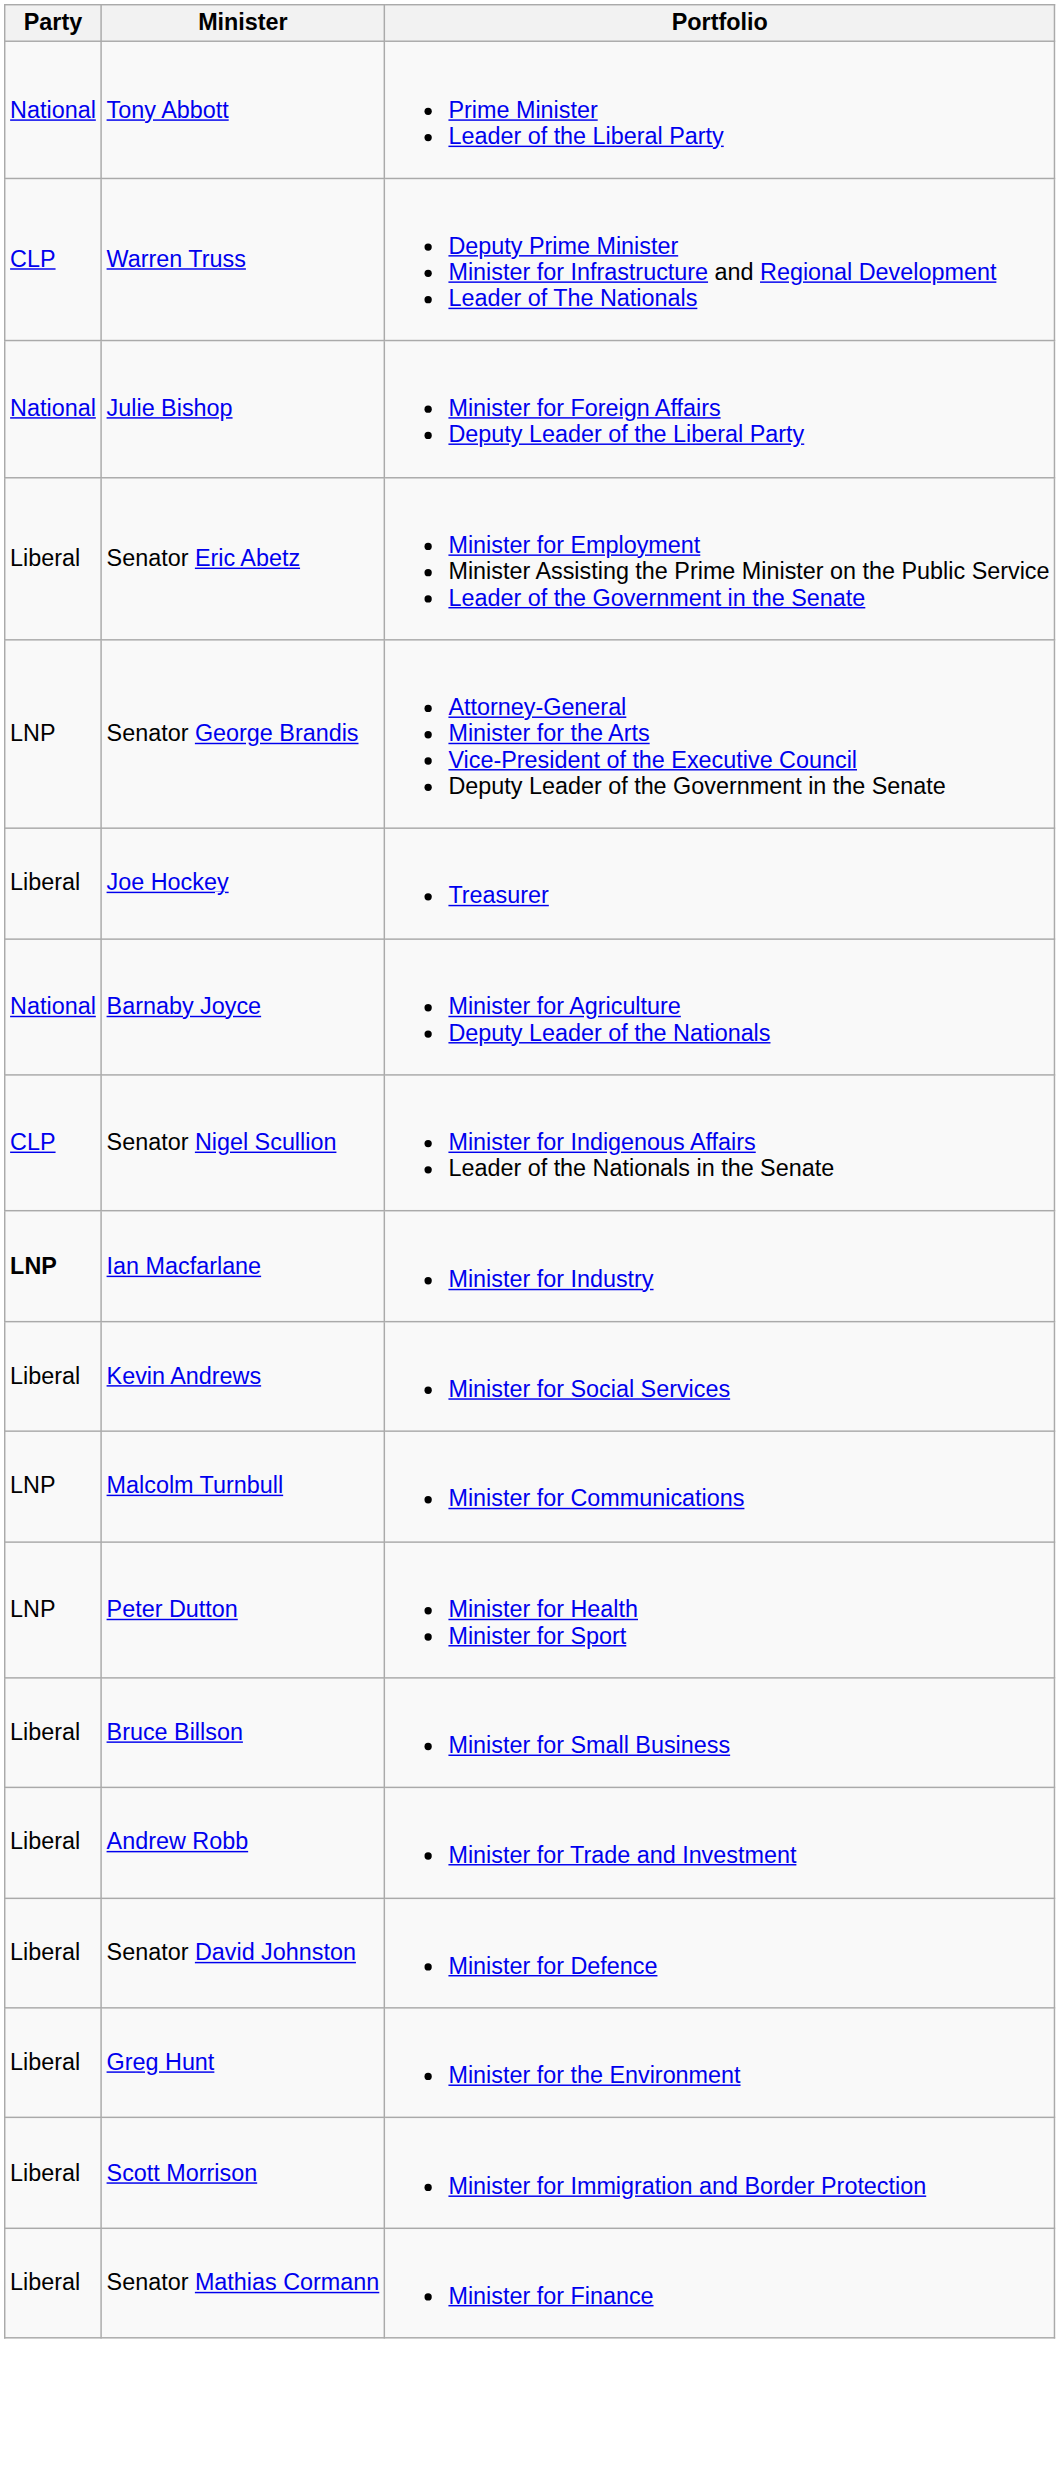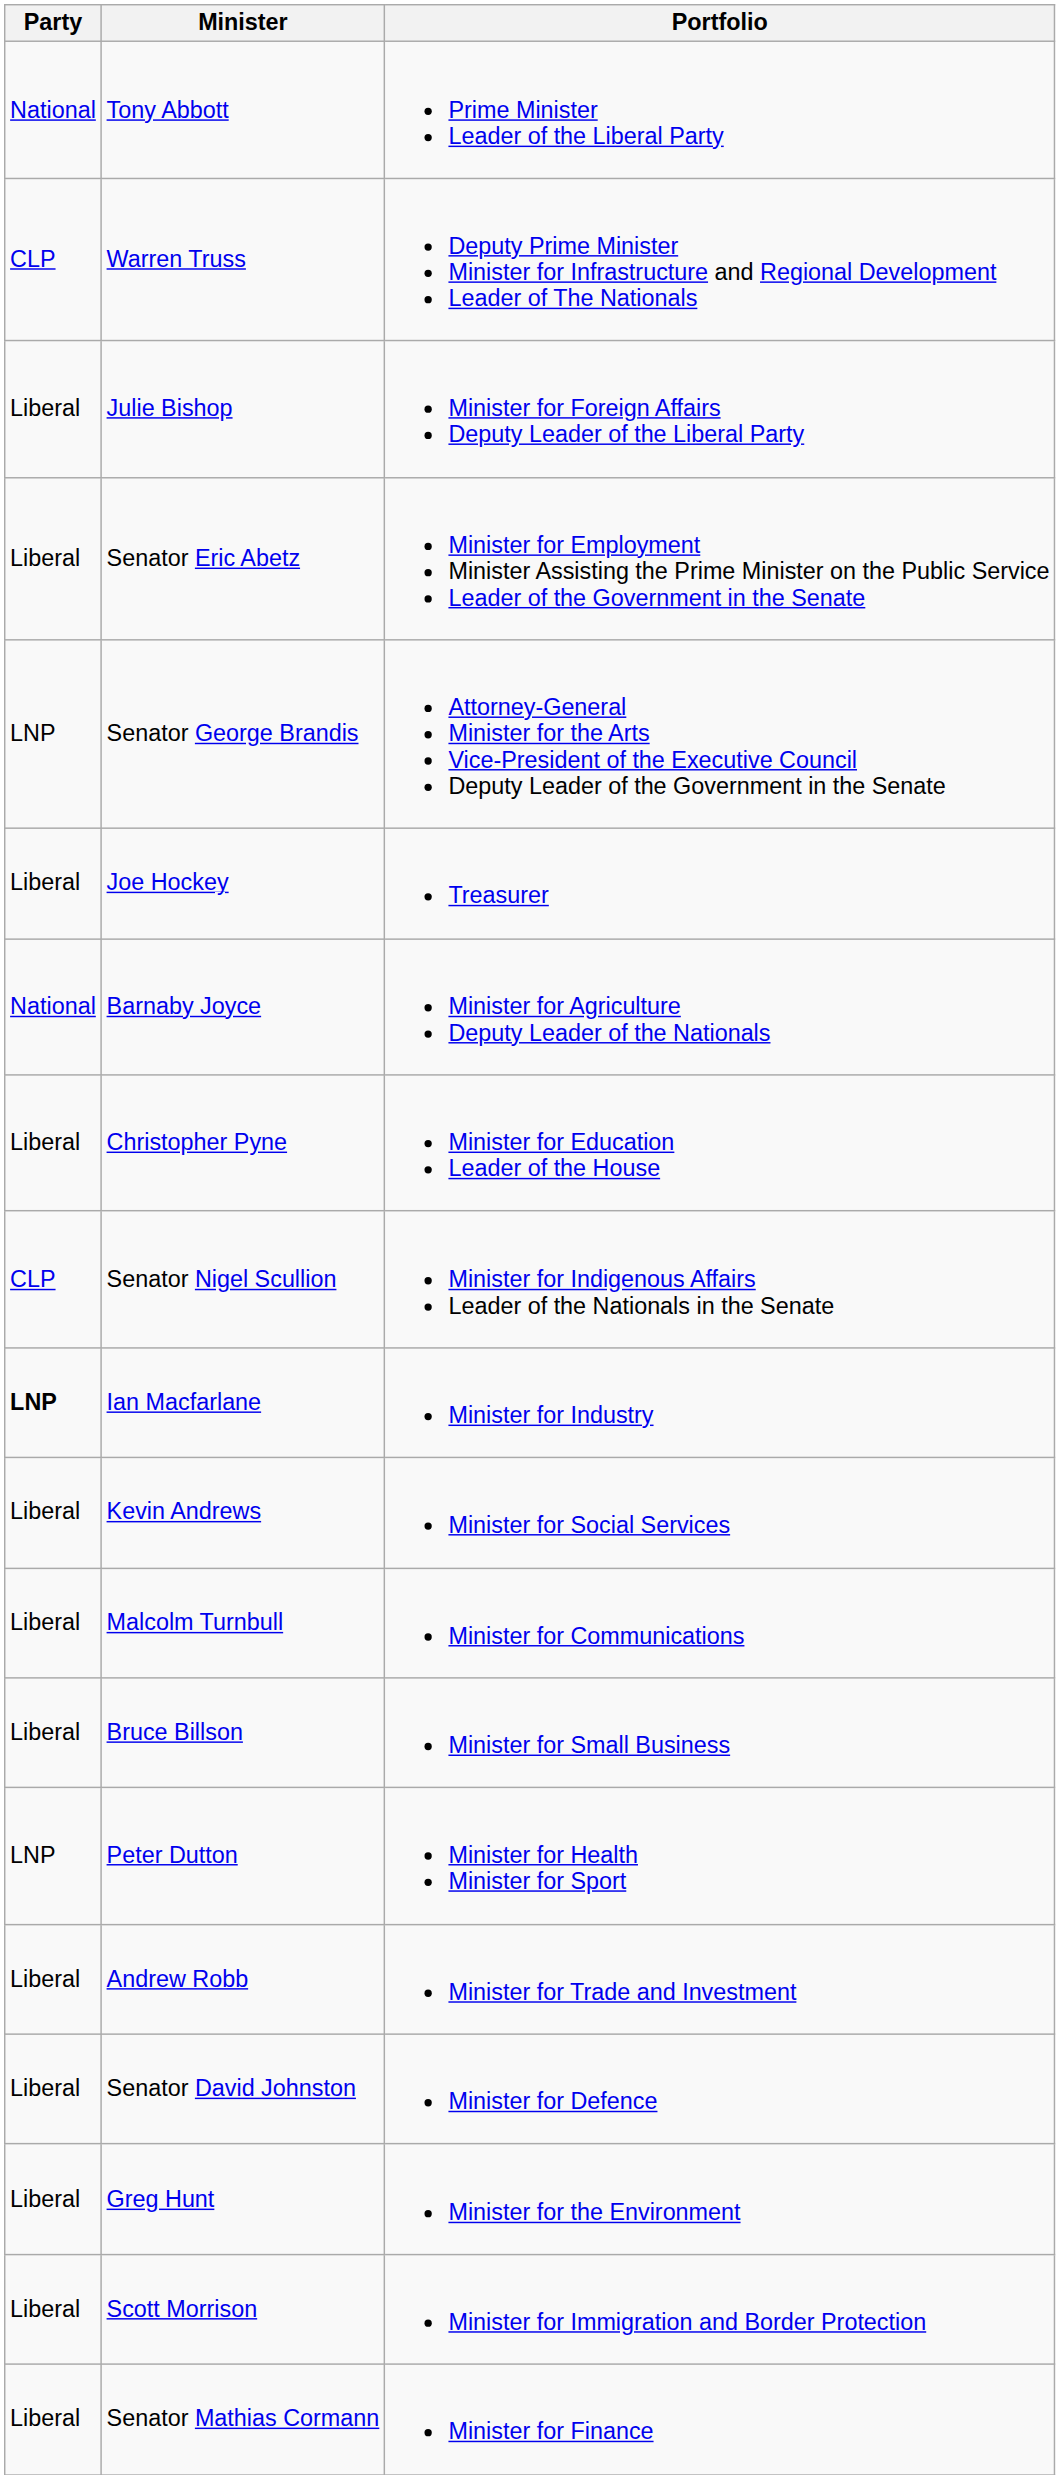(53, 408) National -> (45, 408) Liberal
+ row: (197, 1142)
(33, 1486) LNP -> (45, 1622) Liberal
rows swapped: (172, 1609) <-> (175, 1732)
